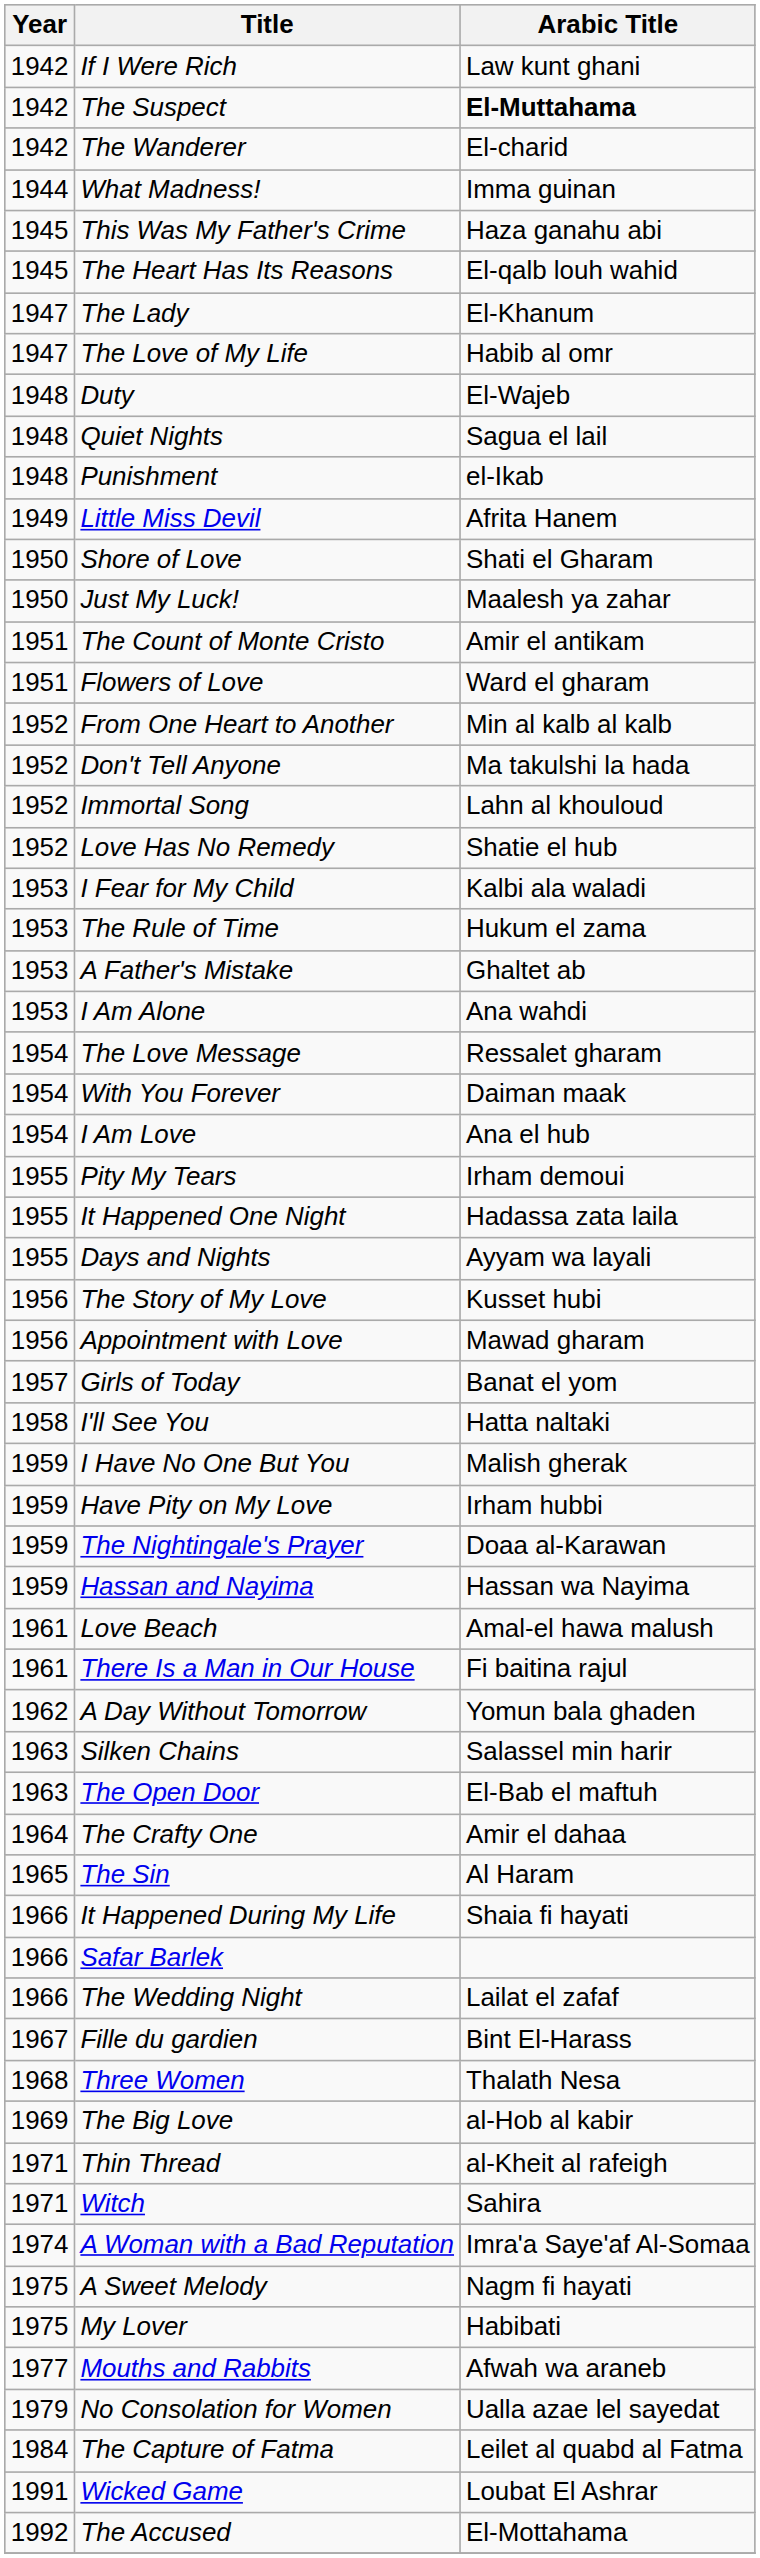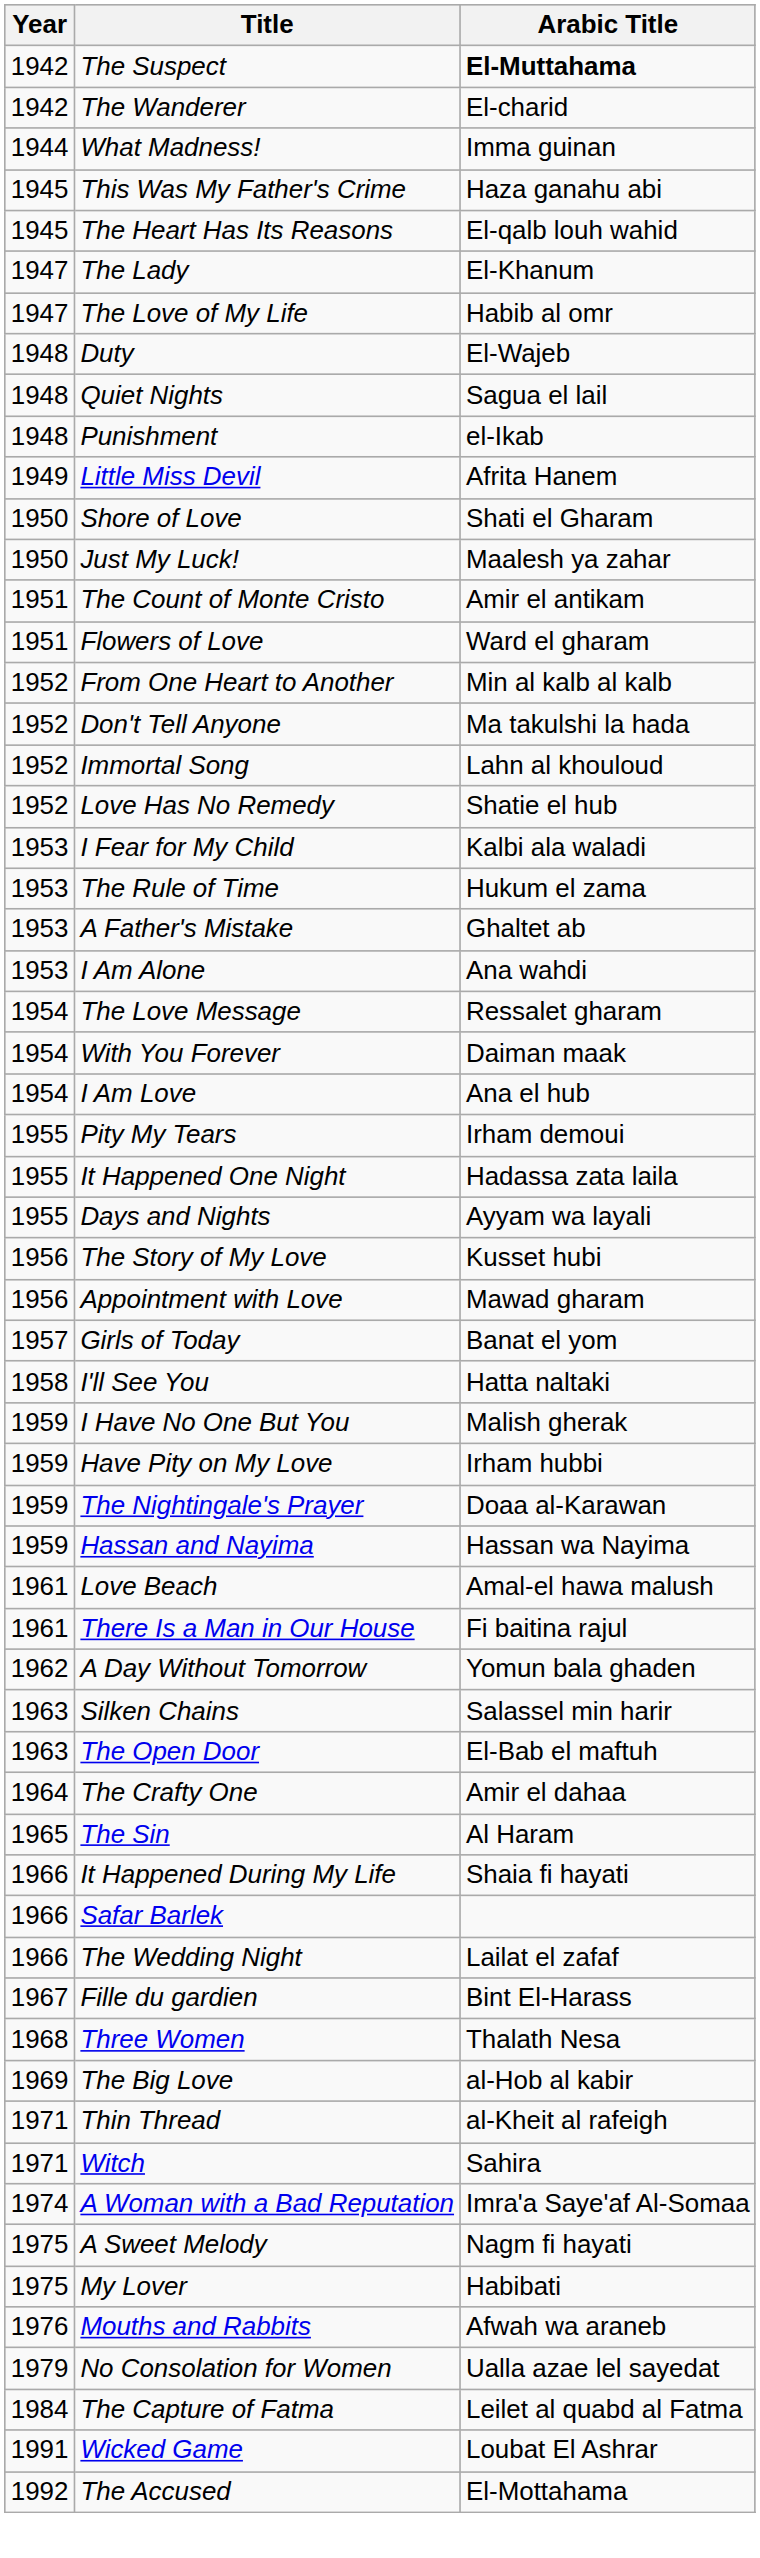- row: (159, 66)
(40, 2368) 1977 -> (40, 2327) 1976
